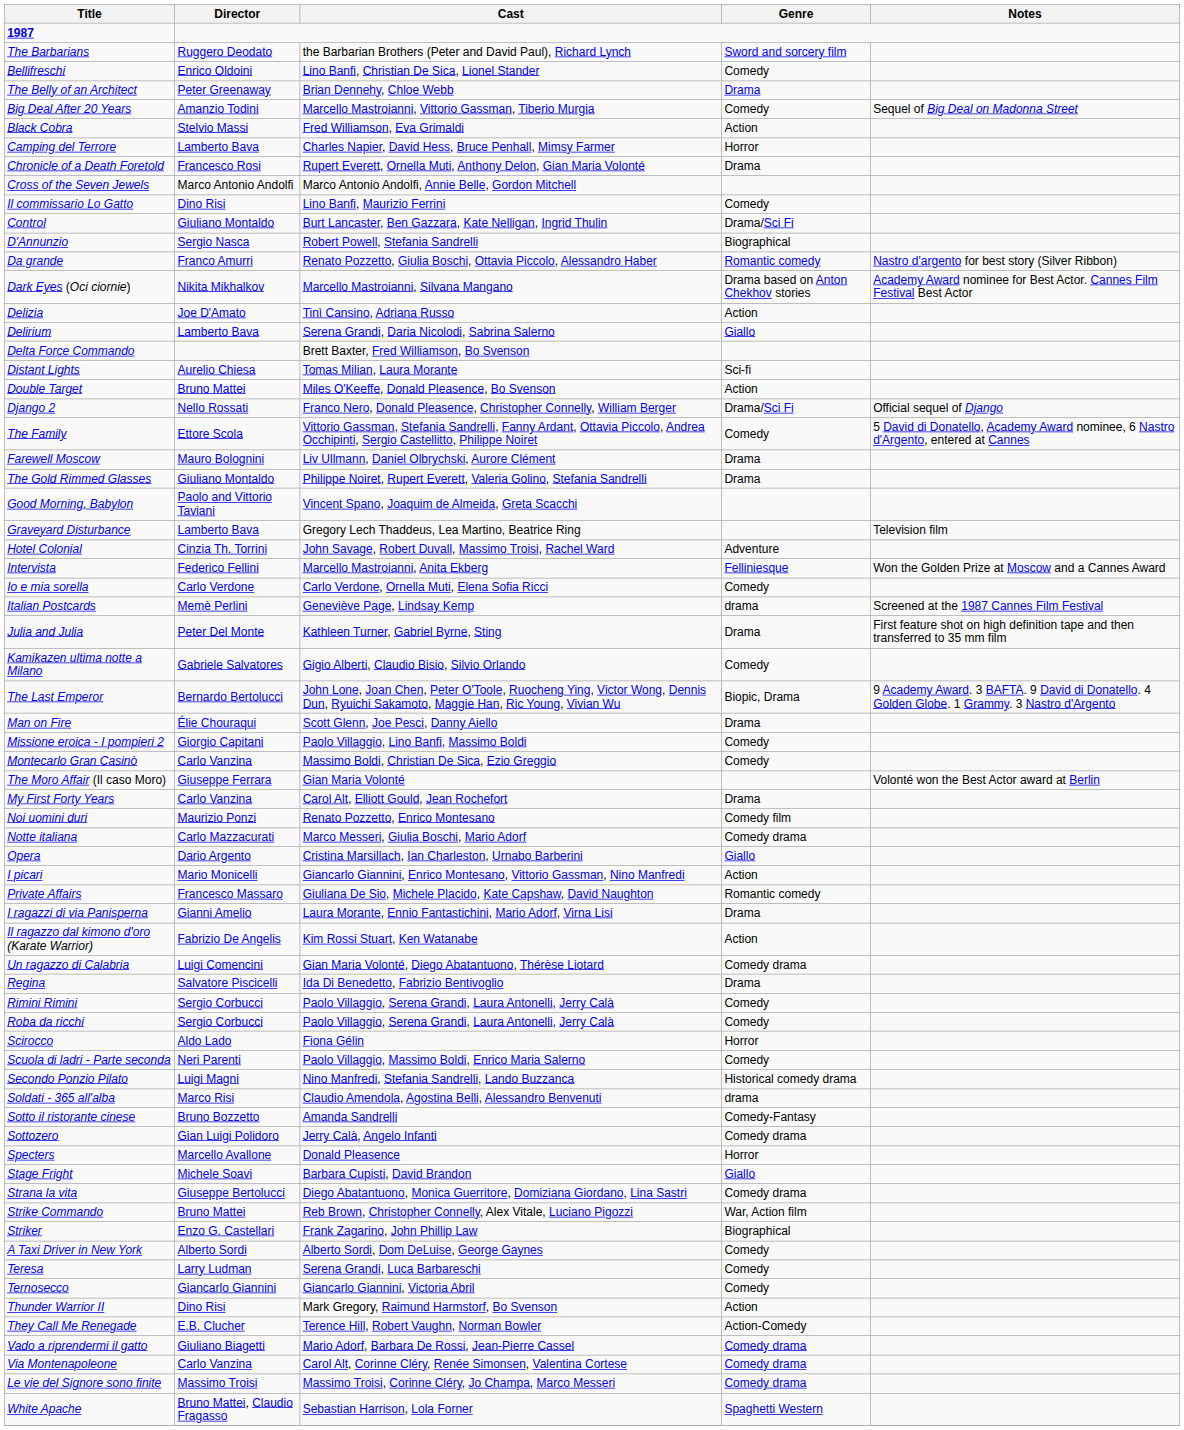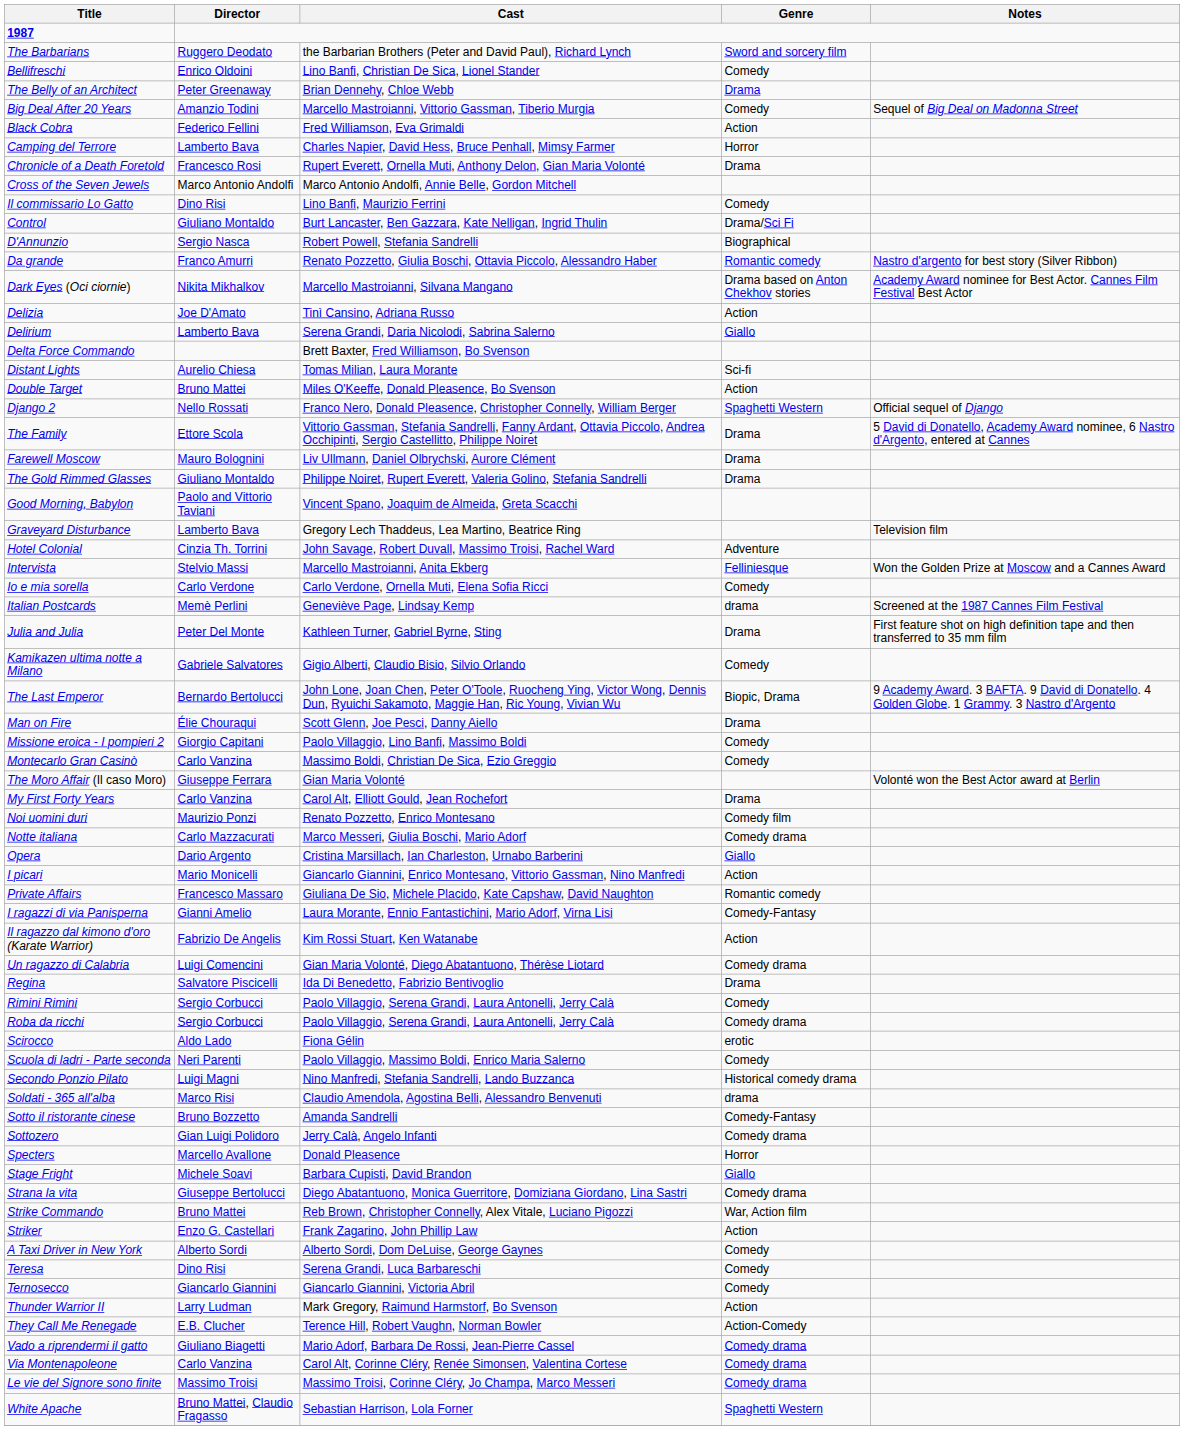(213, 128) Stelvio Massi -> (218, 128) Federico Fellini
(759, 408) Drama/Sci Fi -> (774, 408) Spaghetti Western
(747, 433) Comedy -> (742, 433) Drama
(218, 568) Federico Fellini -> (213, 568) Stelvio Massi
(742, 913) Drama -> (770, 913) Comedy-Fantasy
(747, 1022) Comedy -> (765, 1022) Comedy drama
(741, 1041) Horror -> (739, 1041) erotic
(757, 1231) Biographical -> (741, 1231) Action
(214, 1269) Larry Ludman -> (201, 1269) Dino Risi
(201, 1307) Dino Risi -> (214, 1307) Larry Ludman
